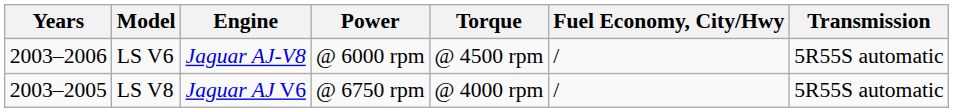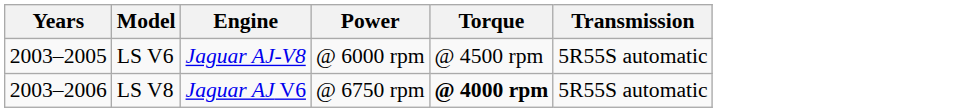- column: (669, 21)
(58, 55) 2003–2006 -> (58, 55) 2003–2005
(58, 90) 2003–2005 -> (58, 90) 2003–2006
(489, 90) normal -> (491, 90) bold
